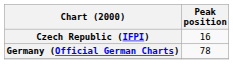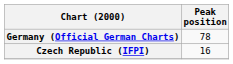rows swapped: (93, 37) <-> (93, 51)
